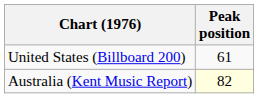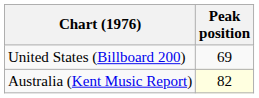(225, 57) 61 -> (225, 57) 69
